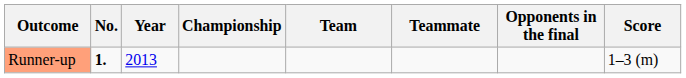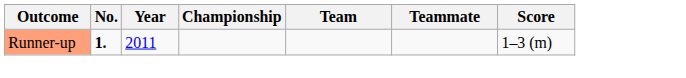- column: (551, 25)
(141, 60) 2013 -> (141, 42) 2011
